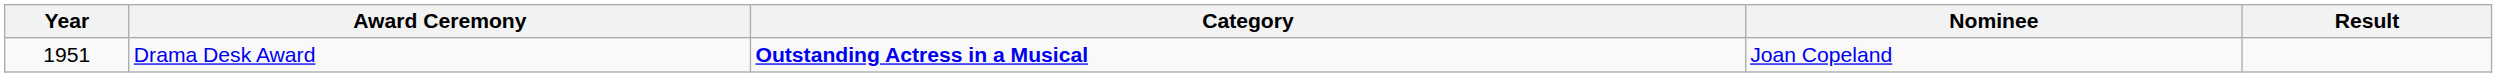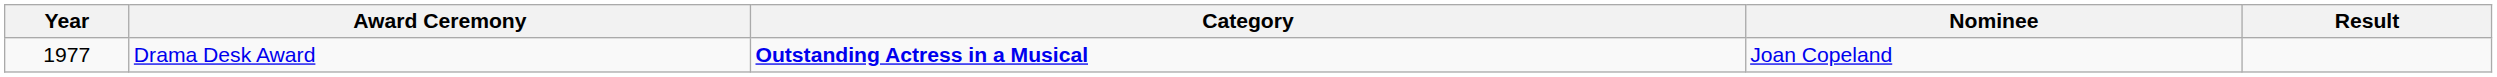(67, 54) 1951 -> (67, 54) 1977
